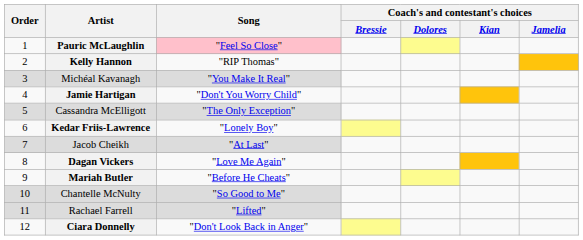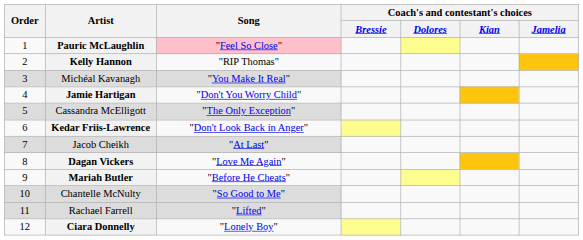(249, 128) "Lonely Boy" -> (249, 128) "Don't Look Back in Anger"
(249, 227) "Don't Look Back in Anger" -> (249, 227) "Lonely Boy"
